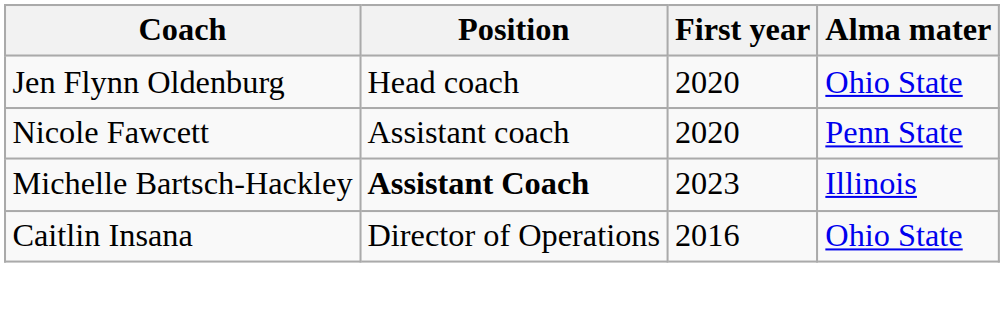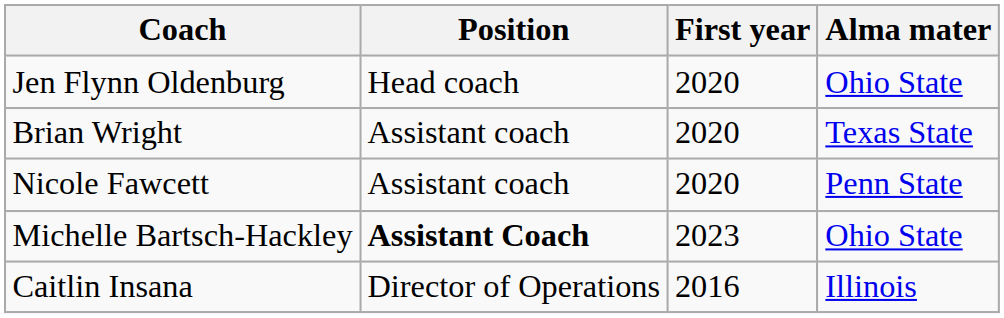+ row: (97, 132)
(871, 183) Illinois -> (894, 235) Ohio State
(894, 235) Ohio State -> (871, 286) Illinois
